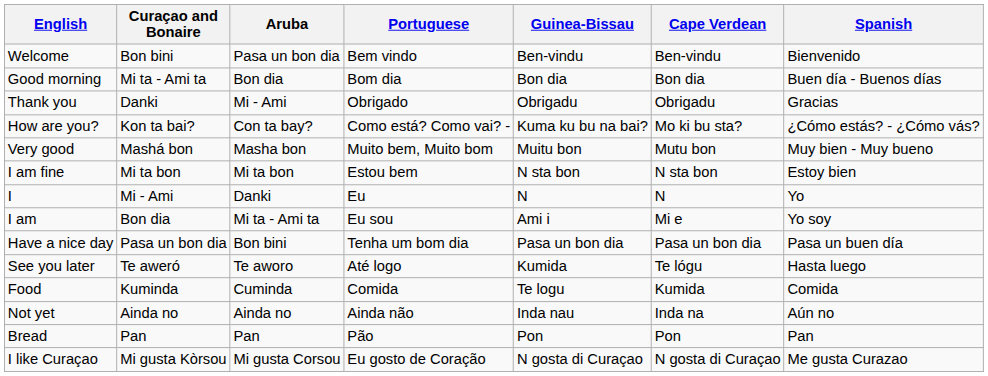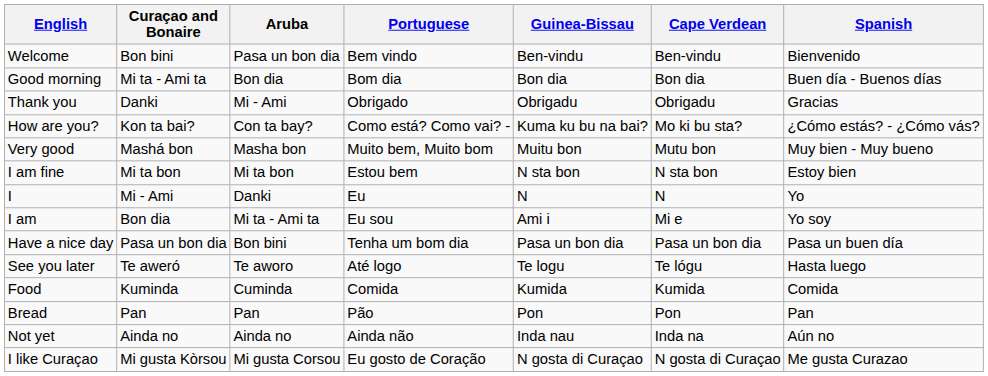(542, 266) Kumida -> (541, 266) Te logu
(541, 289) Te logu -> (542, 289) Kumida
rows swapped: (27, 336) <-> (31, 312)
